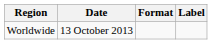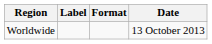columns swapped: (96, 13) <-> (191, 13)
